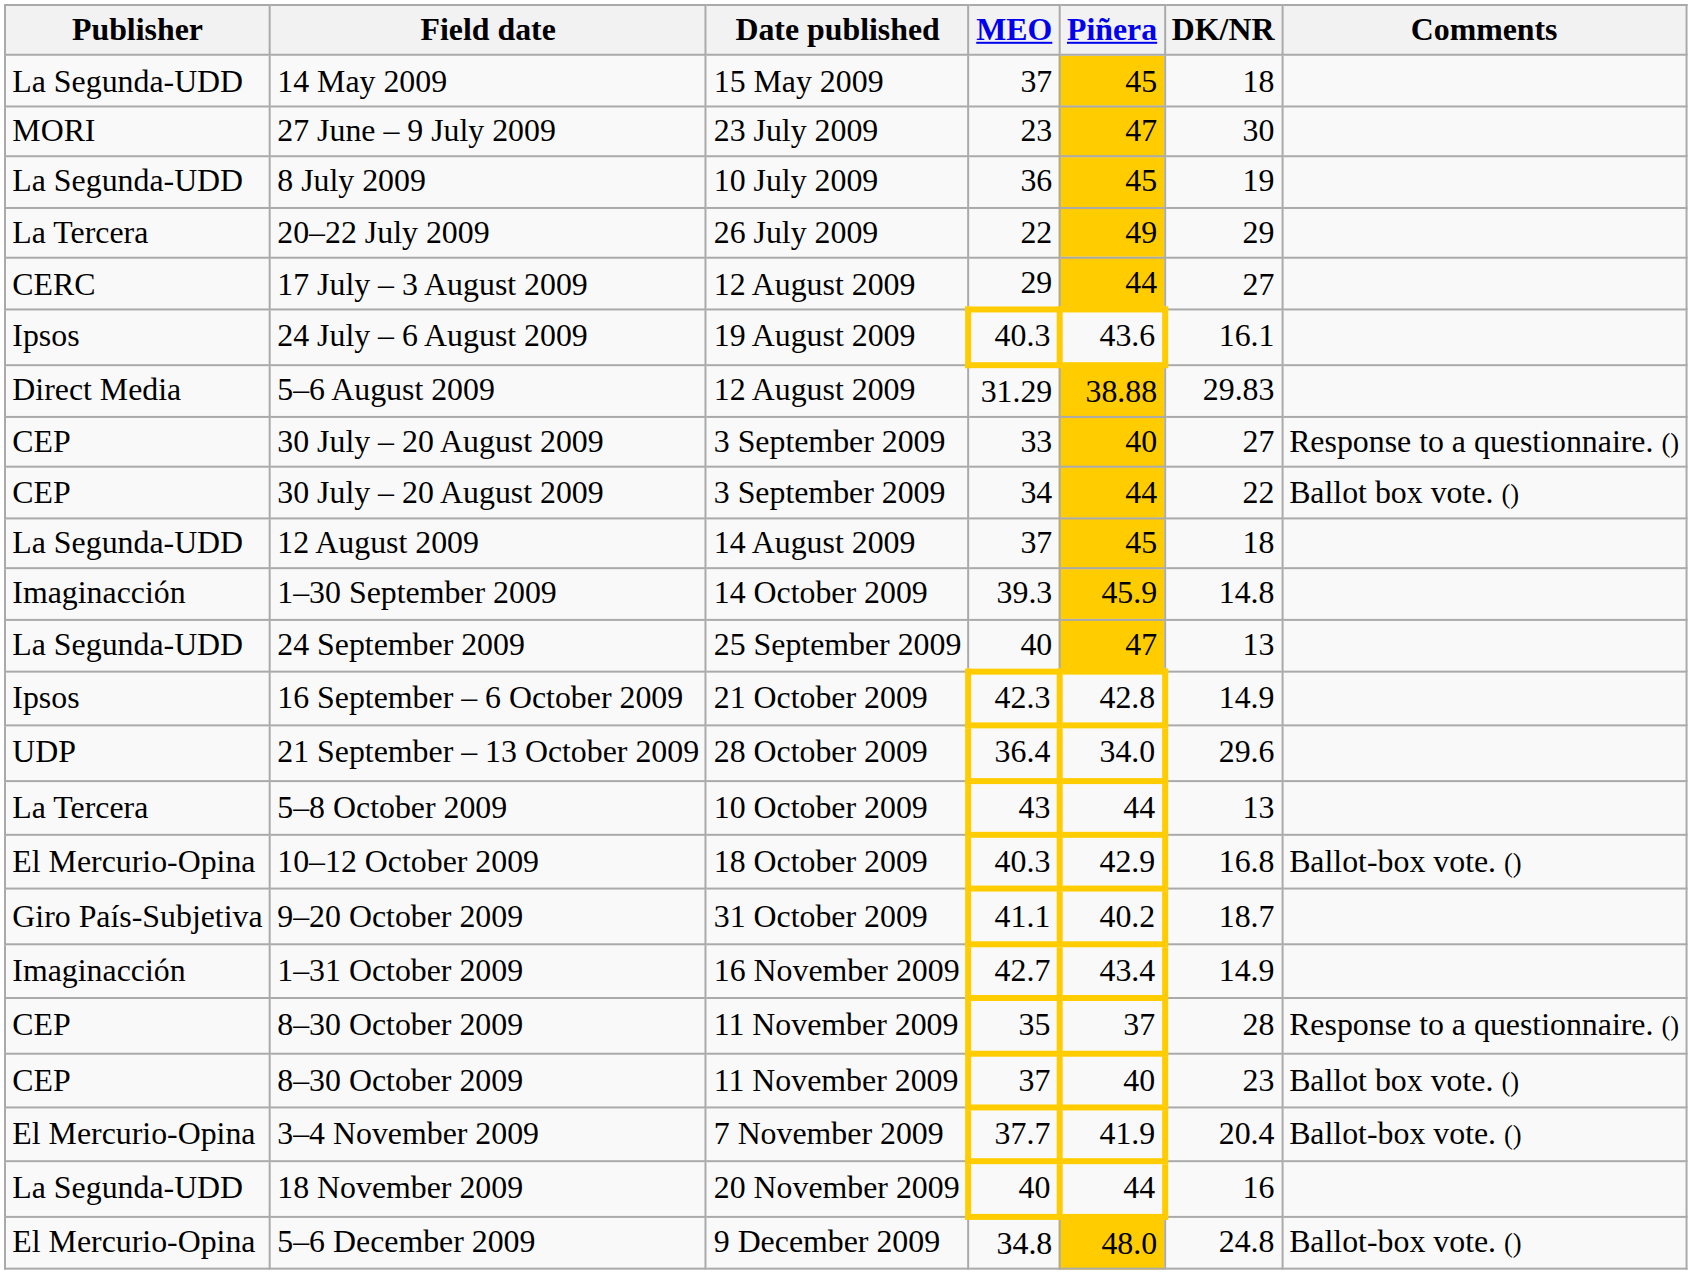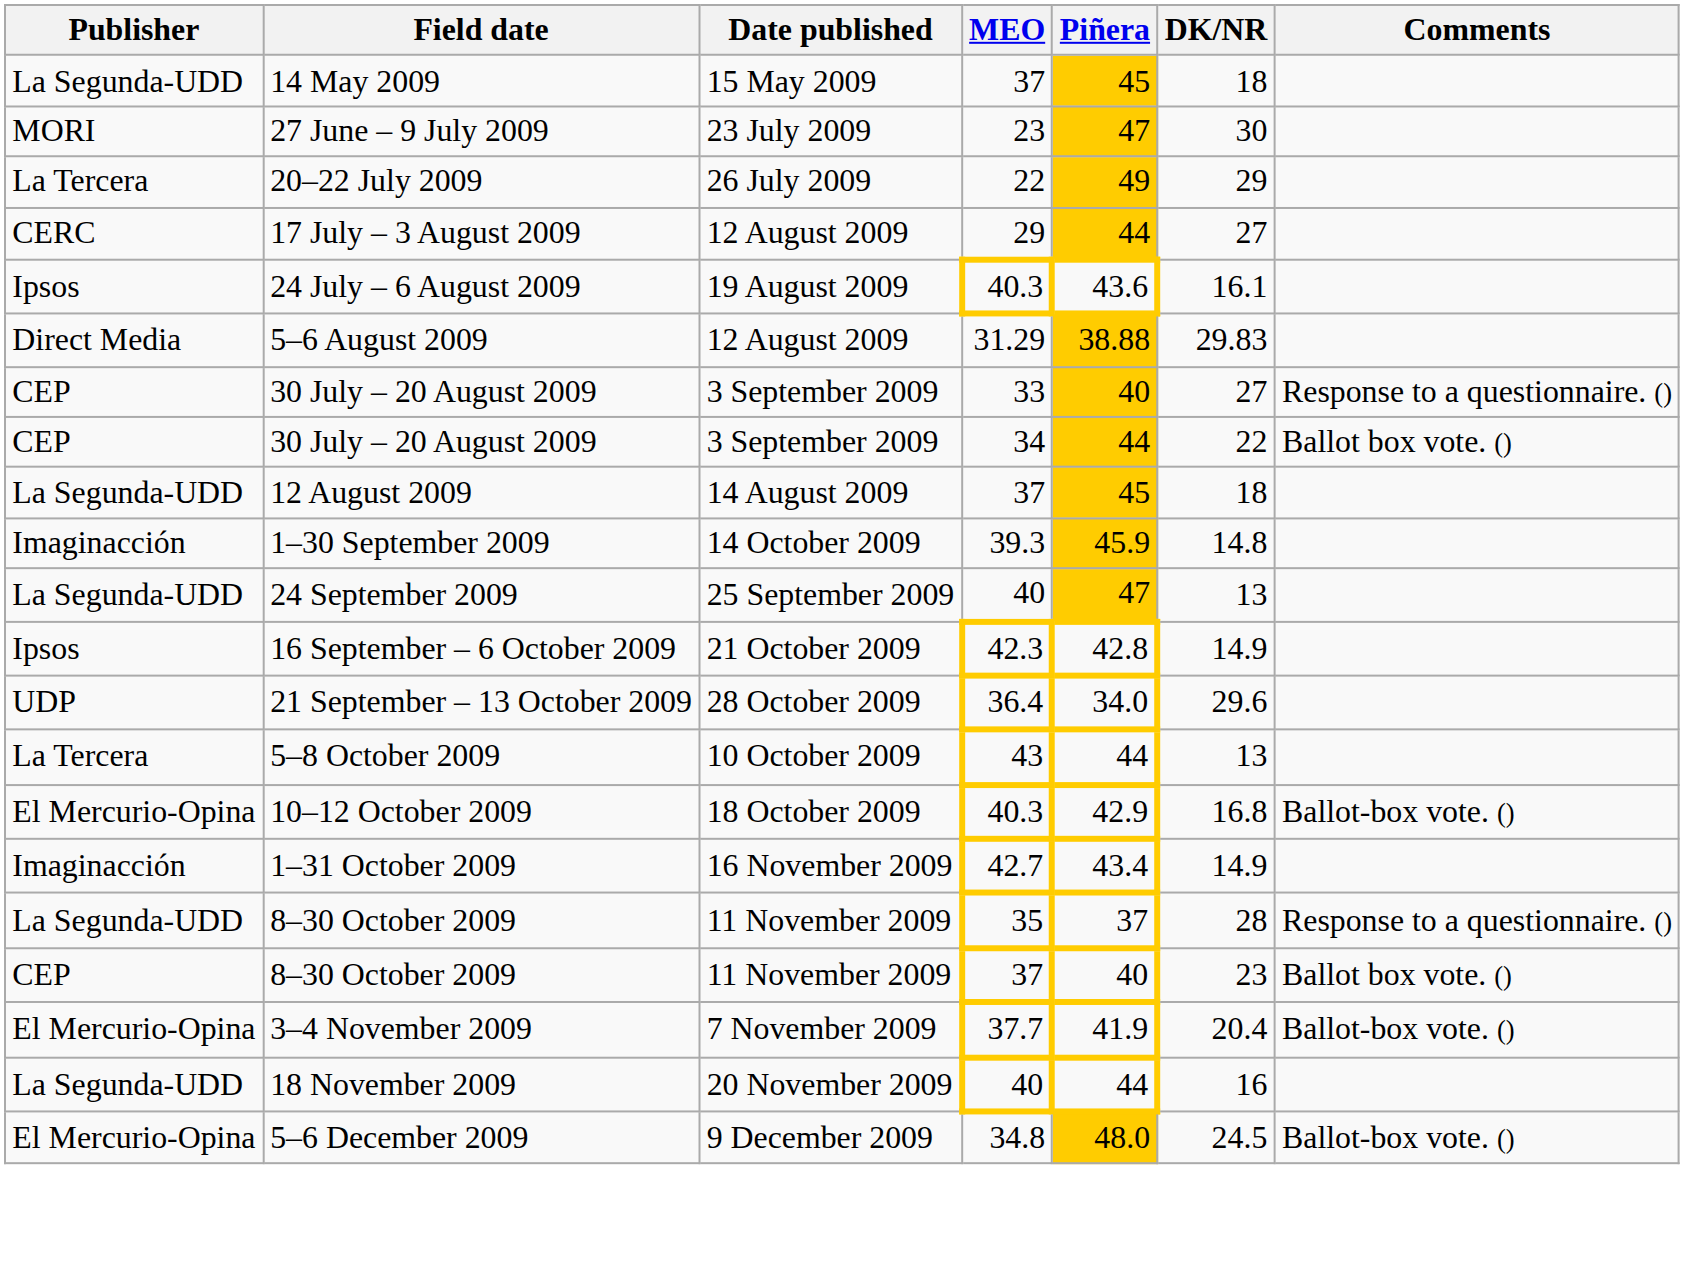- row: (352, 181)
- row: (400, 916)
(42, 1024) CEP -> (128, 920) La Segunda-UDD
(1247, 1241) 24.8 -> (1239, 1136) 24.5
